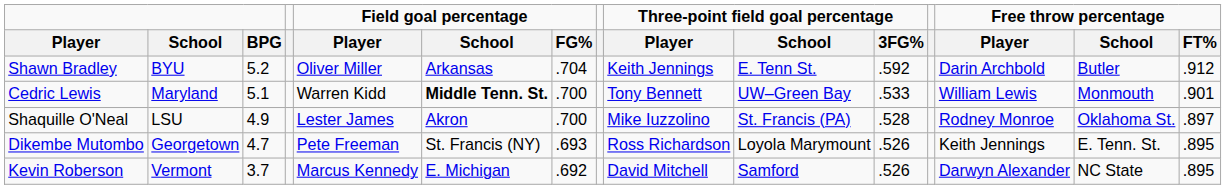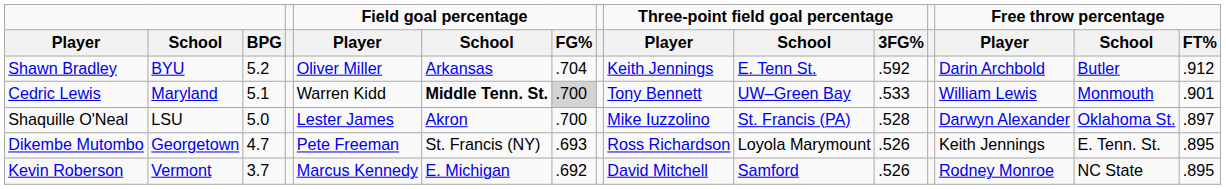(571, 94) no background -> (571, 94) lightgrey background
(258, 119) 4.9 -> (258, 119) 5.0
(996, 119) Rodney Monroe -> (1004, 119) Darwyn Alexander
(1004, 171) Darwyn Alexander -> (996, 171) Rodney Monroe
